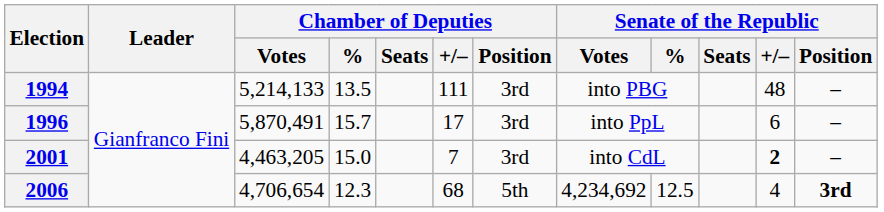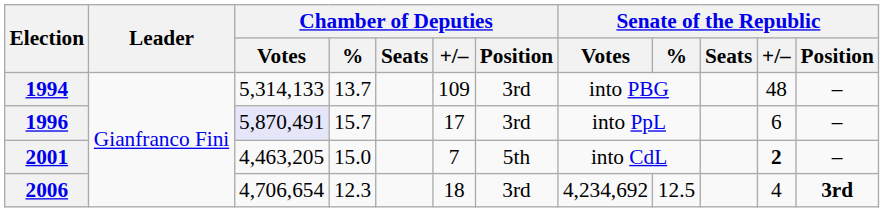(282, 88) 5,214,133 -> (282, 88) 5,314,133
(353, 88) 13.5 -> (353, 88) 13.7
(453, 88) 111 -> (454, 88) 109
(282, 122) no background -> (282, 122) lavender background
(515, 156) 3rd -> (516, 156) 5th
(453, 190) 68 -> (454, 190) 18
(515, 190) 5th -> (516, 190) 3rd
